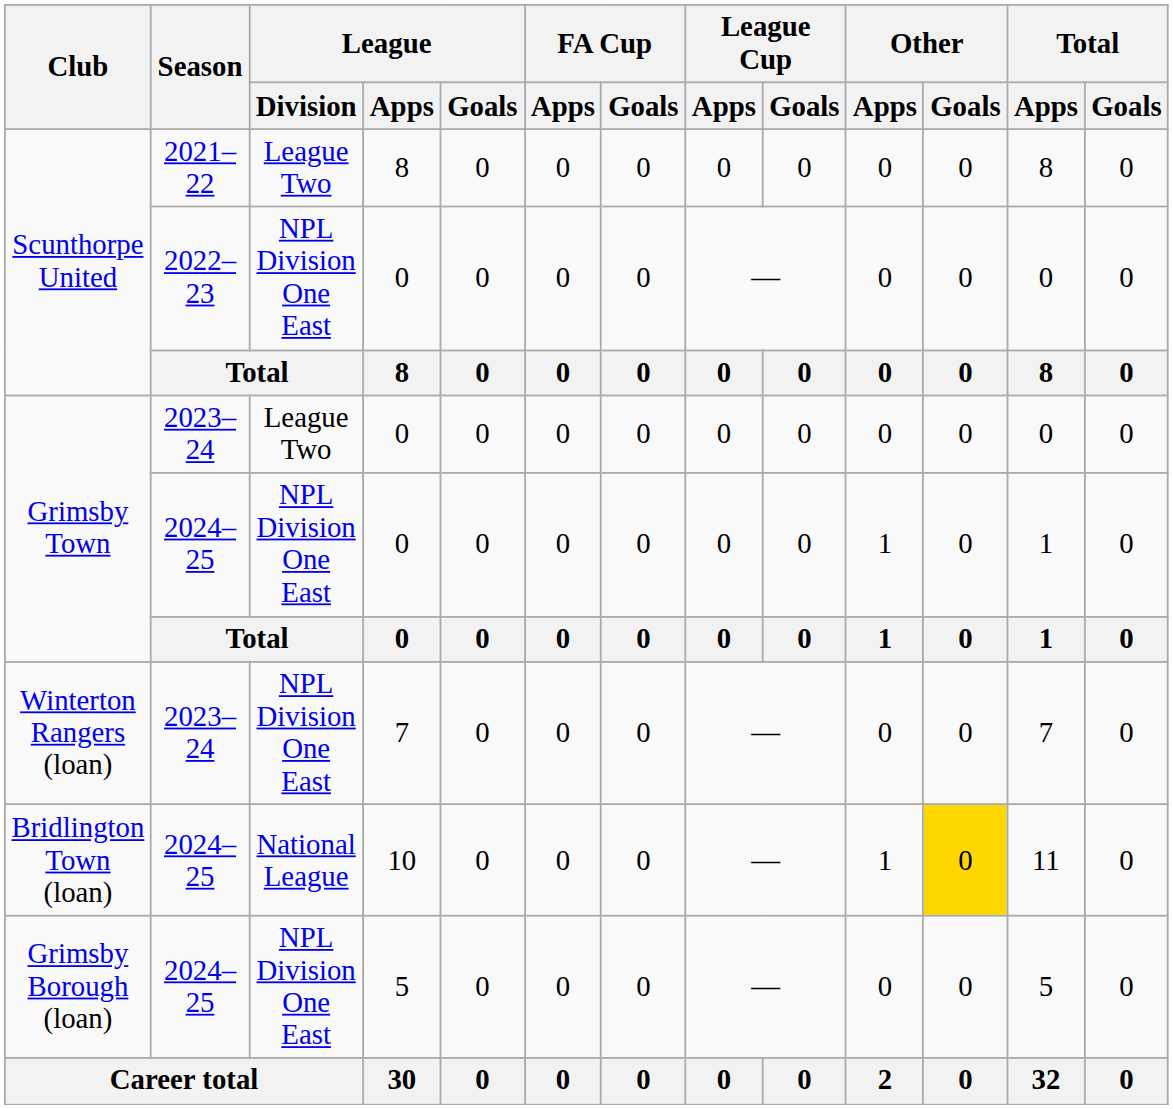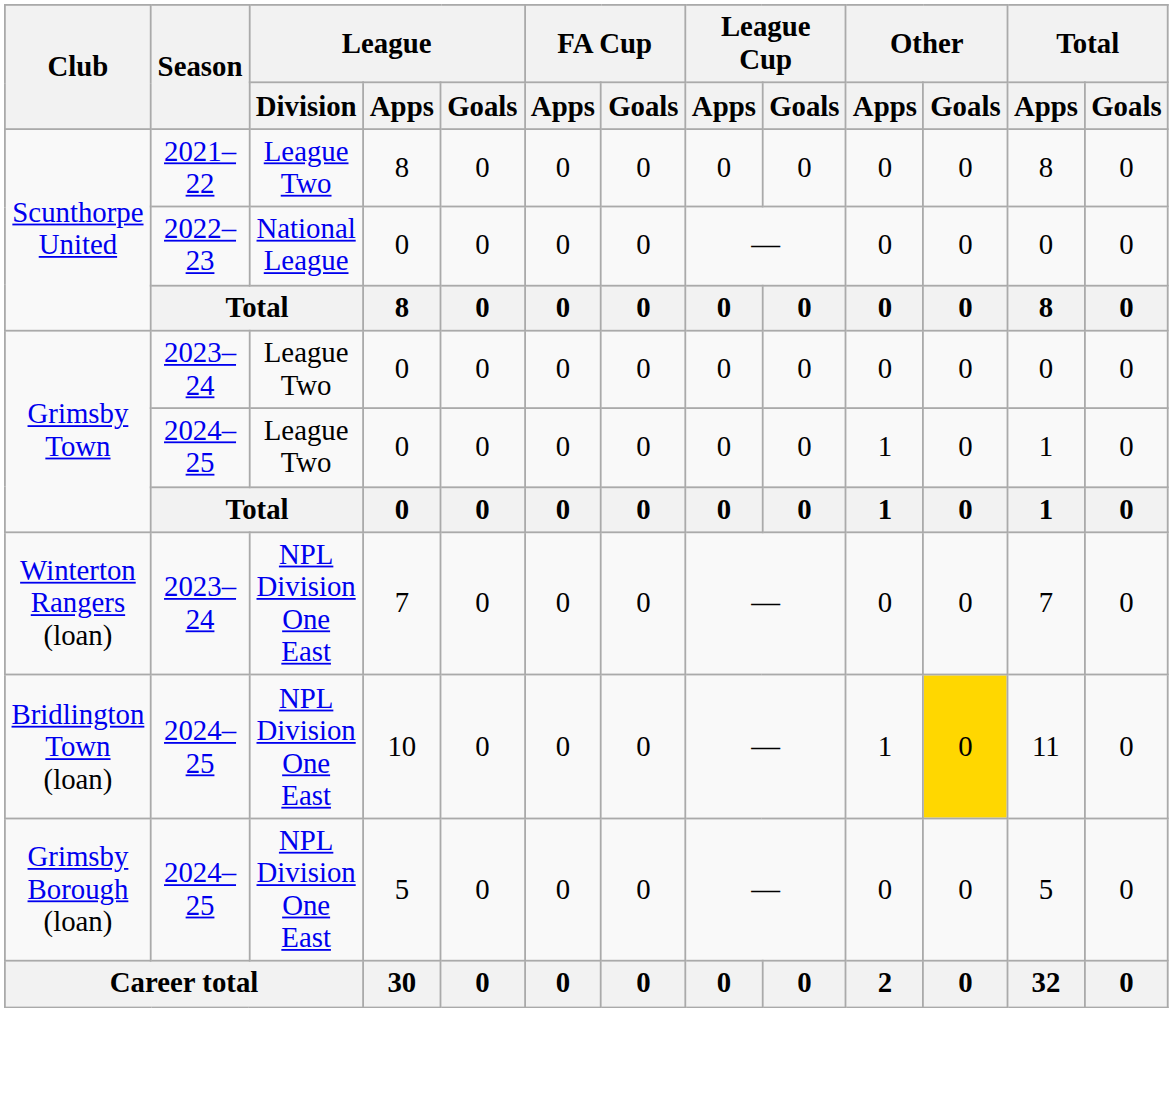(306, 277) NPL Division One East -> (306, 245) National League
(306, 544) NPL Division One East -> (306, 447) League Two
(306, 859) National League -> (306, 746) NPL Division One East
